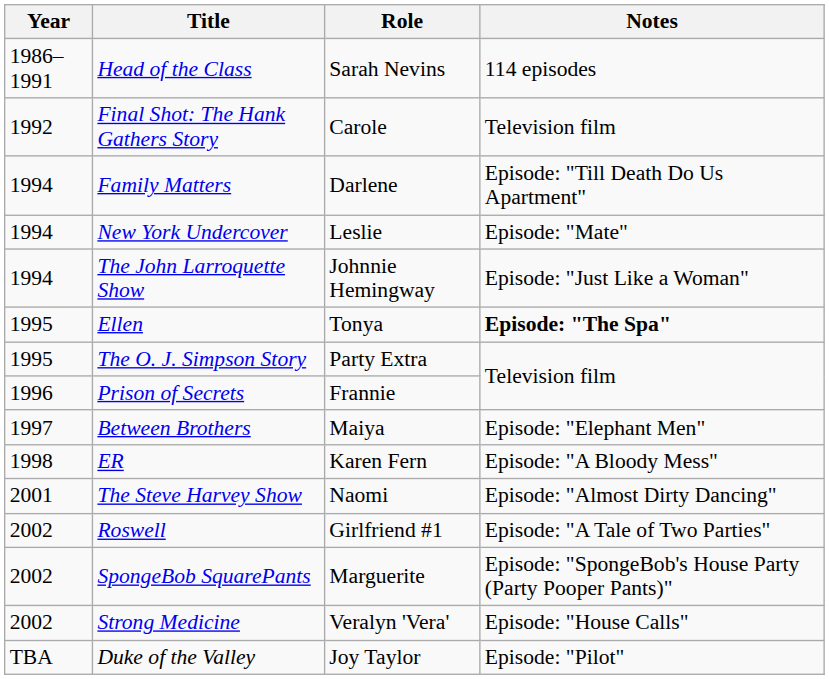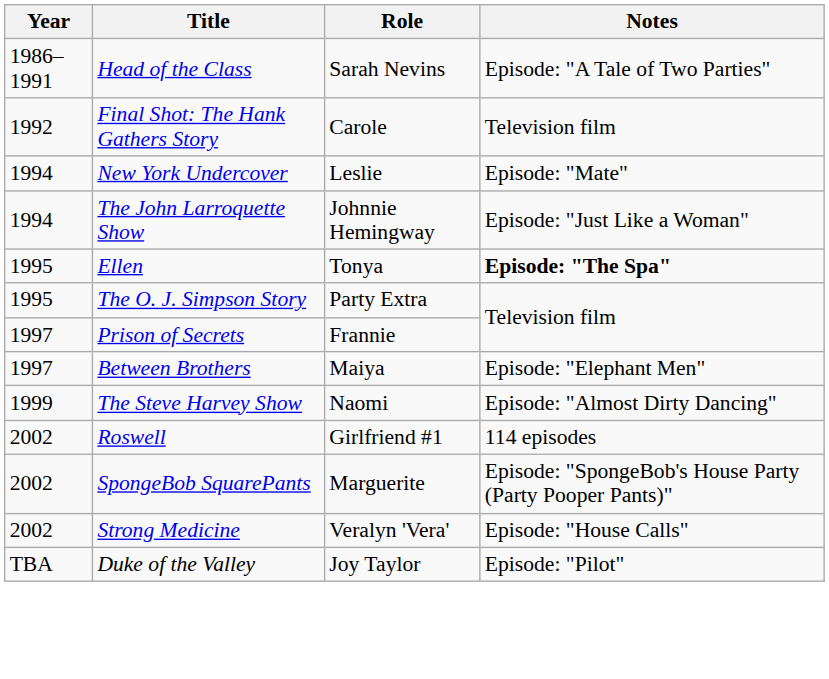(541, 68) 114 episodes -> (628, 68) Episode: "A Tale of Two Parties"
- row: (164, 185)
(31, 392) 1996 -> (31, 334) 1997
- row: (111, 461)
(31, 495) 2001 -> (31, 402) 1999
(628, 529) Episode: "A Tale of Two Parties" -> (541, 437) 114 episodes
